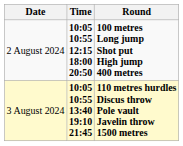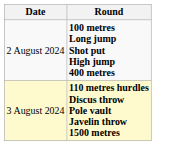- column: (81, 12)
